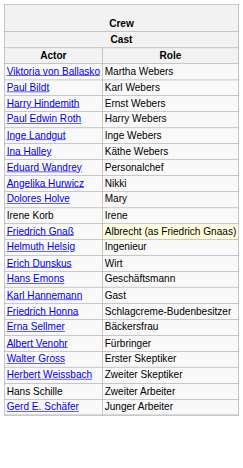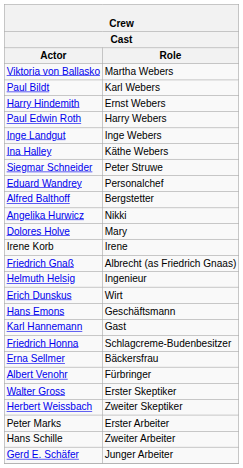+ row: (50, 167)
+ row: (38, 199)
(170, 231) lightyellow background -> (170, 263) no background
+ row: (34, 423)
